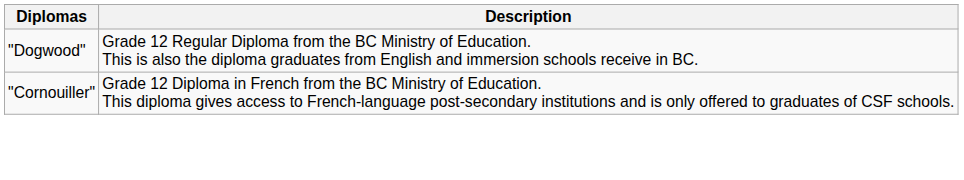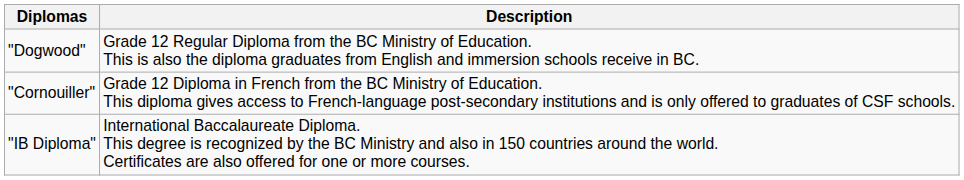+ row: (52, 144)
